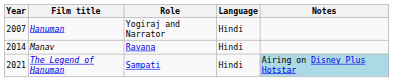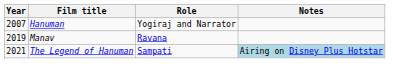- column: (238, 11)
(16, 47) 2014 -> (16, 38) 2019
